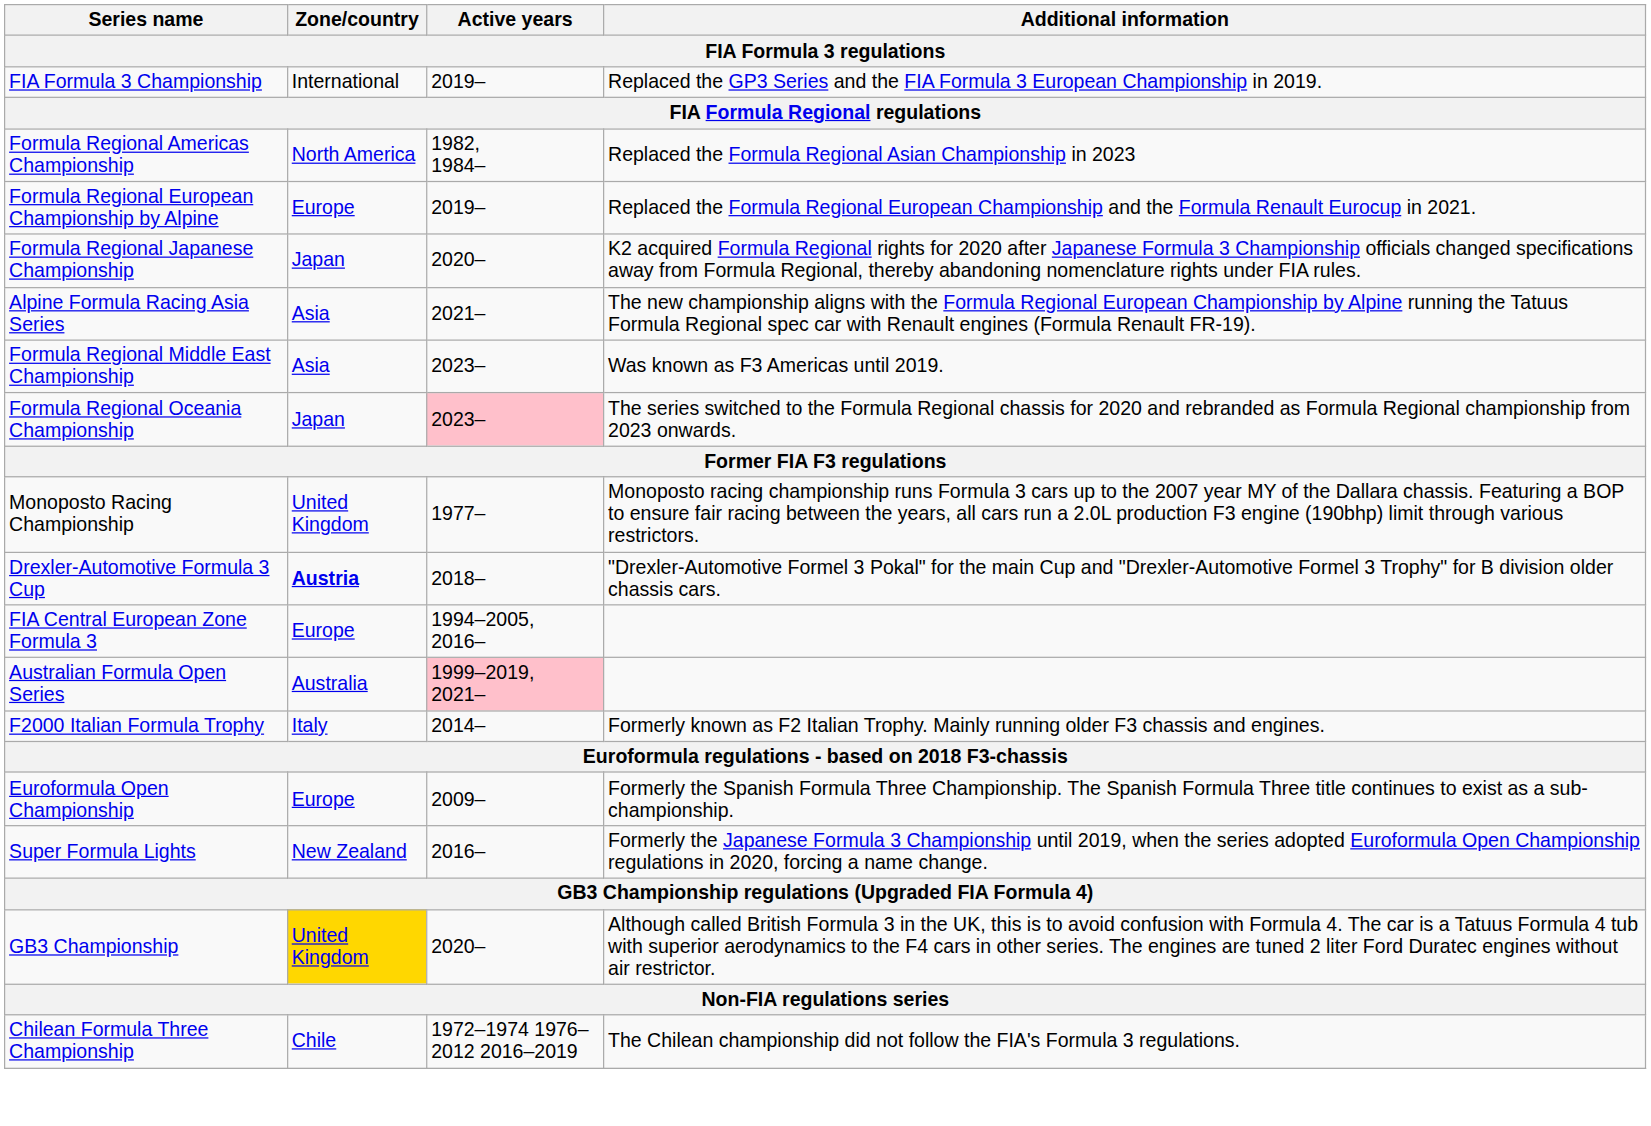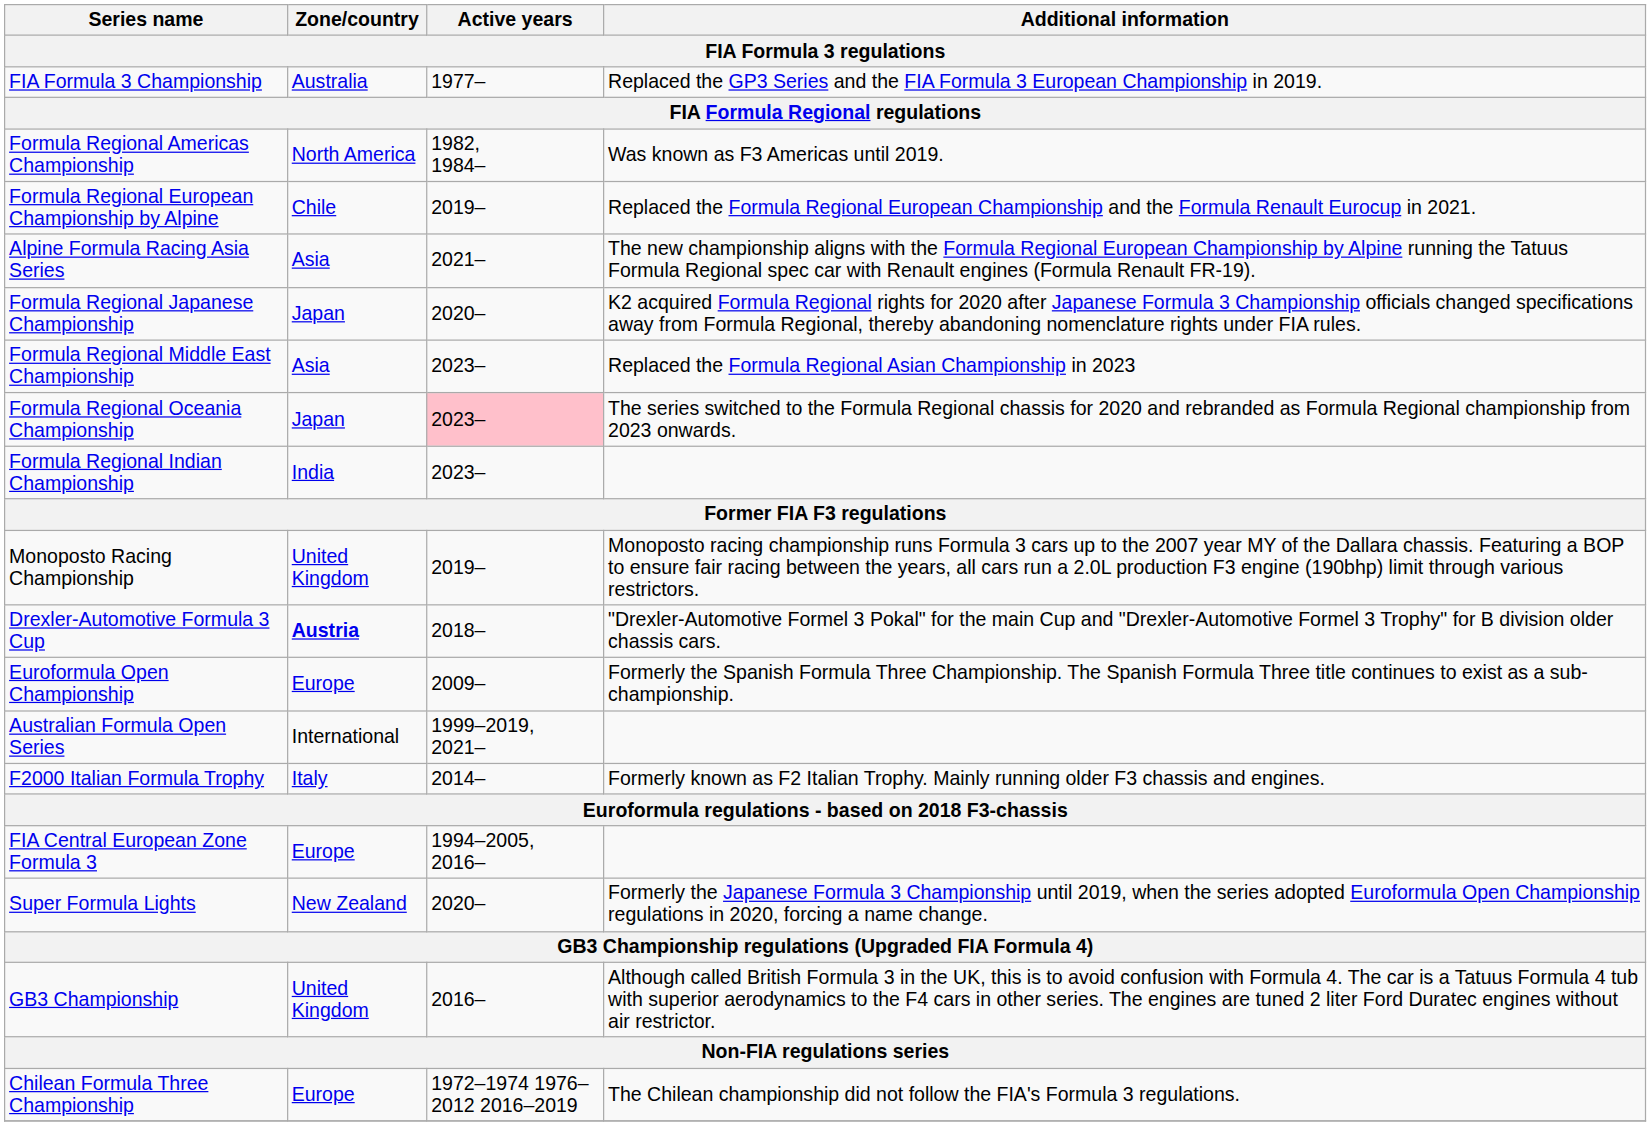(345, 81) International -> (330, 81) Australia
(458, 81) 2019– -> (458, 81) 1977–
(872, 154) Replaced the Formula Regional Asian Championship in 2023 -> (776, 154) Was known as F3 Americas until 2019.
(323, 207) Europe -> (314, 207) Chile
rows swapped: (131, 260) <-> (129, 313)
(776, 366) Was known as F3 Americas until 2019. -> (872, 366) Replaced the Formula Regional Asian Championship in 2023
+ row: (115, 472)
(458, 514) 1977– -> (458, 567) 2019–
rows swapped: (128, 631) <-> (89, 798)
(330, 683) Australia -> (345, 736) International
(483, 683) pink background -> (483, 736) no background
(458, 851) 2016– -> (458, 904) 2020–
(330, 946) gold background -> (330, 999) no background
(458, 946) 2020– -> (458, 999) 2016–
(314, 1041) Chile -> (323, 1094) Europe
